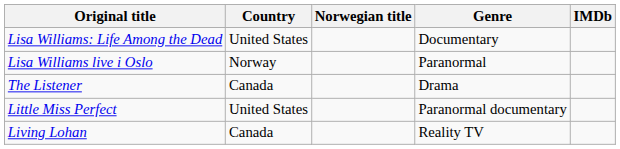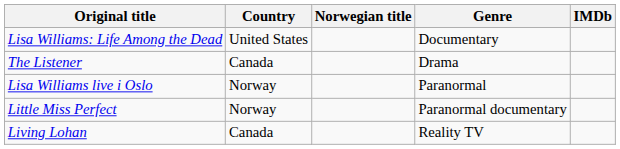rows swapped: (80, 62) <-> (45, 86)
(268, 109) United States -> (253, 109) Norway
